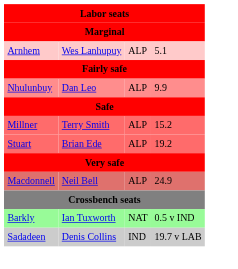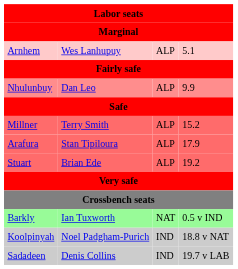+ row: (23, 143)
- row: (31, 181)
+ row: (31, 236)
